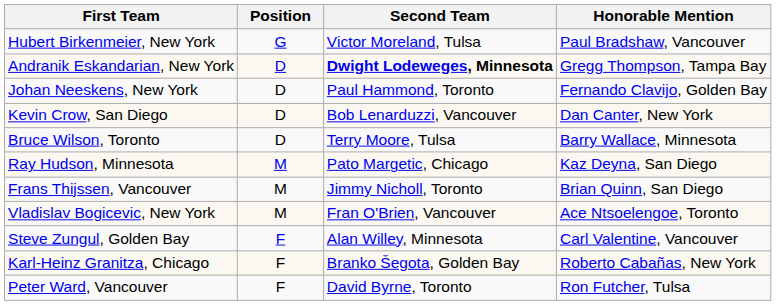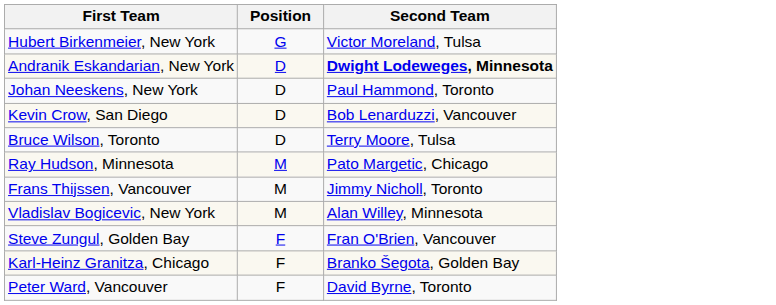- column: (663, 16)
(411, 213) Fran O'Brien, Vancouver -> (405, 213) Alan Willey, Minnesota
(405, 238) Alan Willey, Minnesota -> (411, 238) Fran O'Brien, Vancouver
